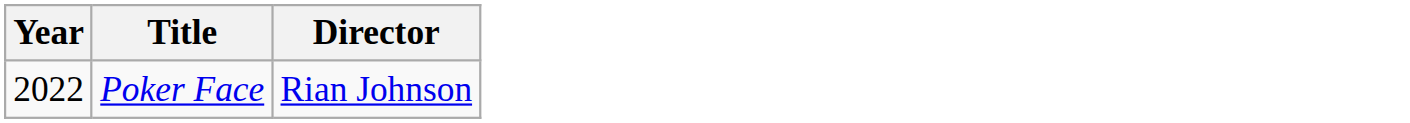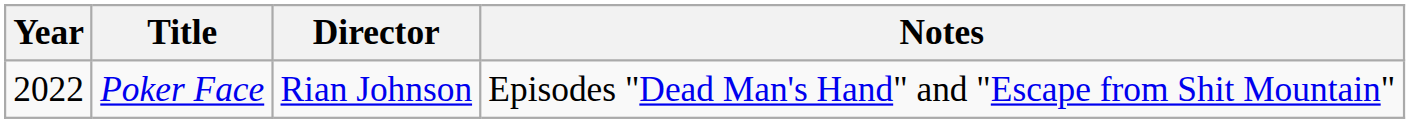+ column: (942, 32)
